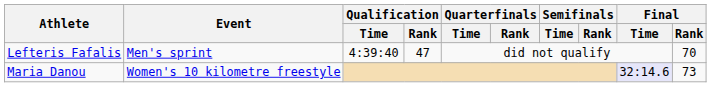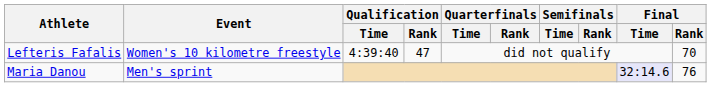(170, 53) Men's sprint -> (234, 53) Women's 10 kilometre freestyle
(234, 72) Women's 10 kilometre freestyle -> (170, 72) Men's sprint
(689, 72) 73 -> (689, 72) 76
